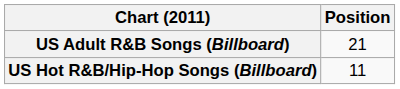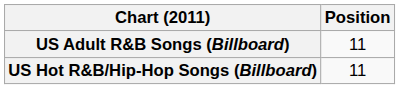(358, 44) 21 -> (358, 44) 11
